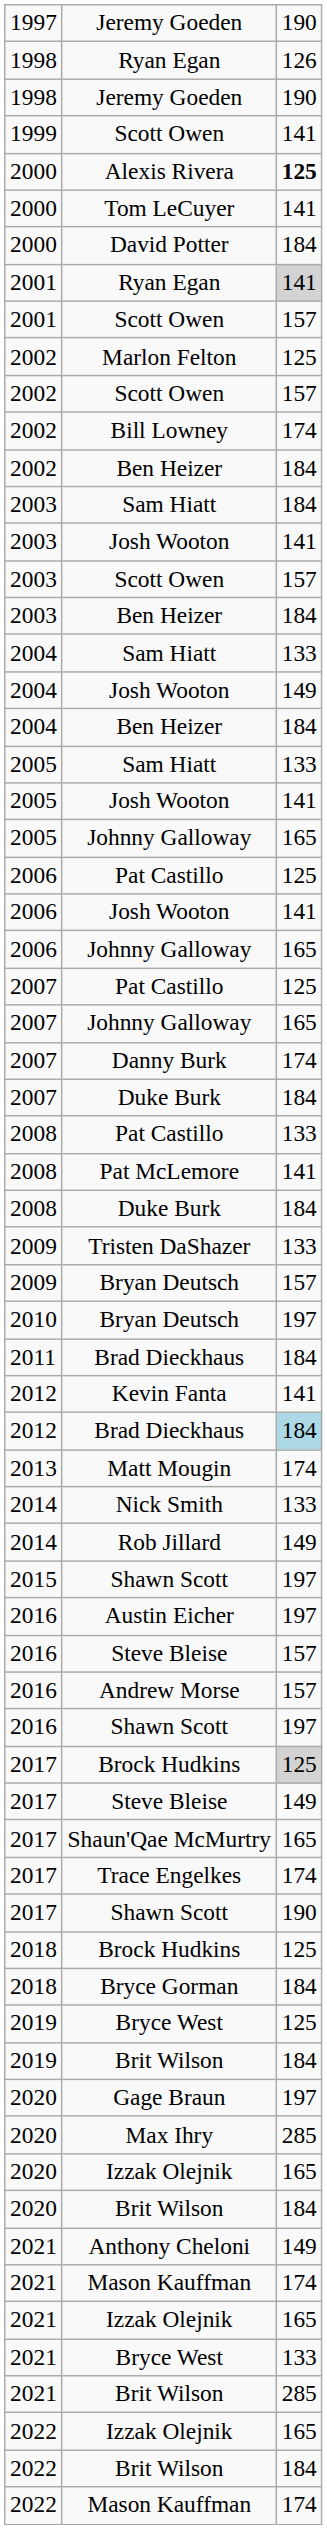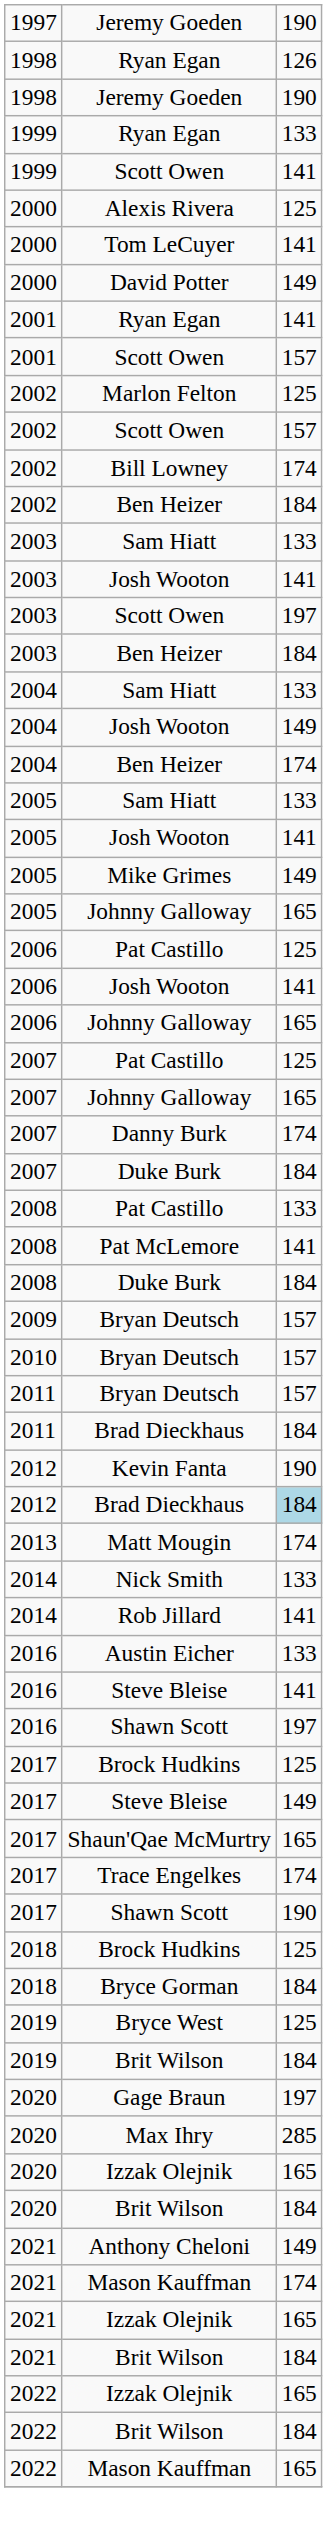+ row: (33, 134)
(299, 171) bold -> (299, 208) normal
(299, 245) 184 -> (299, 282) 149
(299, 282) lightgrey background -> (299, 319) no background
(299, 504) 184 -> (299, 541) 133
(299, 578) 157 -> (299, 615) 197
(299, 726) 184 -> (299, 763) 174
+ row: (33, 875)
- row: (33, 1245)
(299, 1319) 197 -> (299, 1356) 157
+ row: (33, 1393)
(299, 1393) 141 -> (299, 1467) 190
(299, 1541) 149 -> (299, 1616) 141
- row: (33, 1579)
(299, 1616) 197 -> (299, 1653) 133
(299, 1653) 157 -> (299, 1690) 141
- row: (33, 1690)
(299, 1764) lightgrey background -> (299, 1764) no background
- row: (33, 2357)
(299, 2394) 285 -> (299, 2357) 184
(299, 2505) 174 -> (299, 2468) 165
